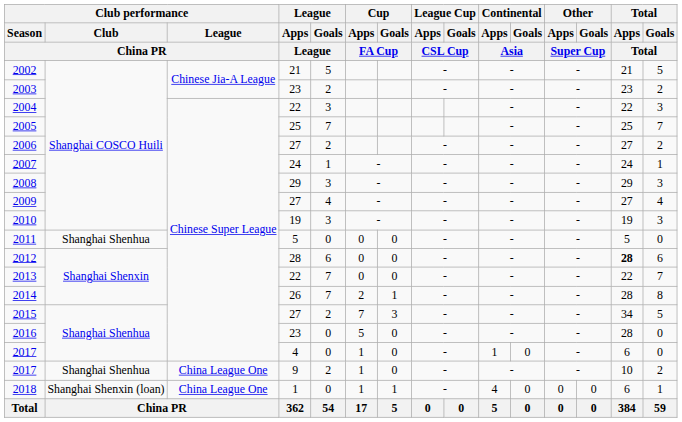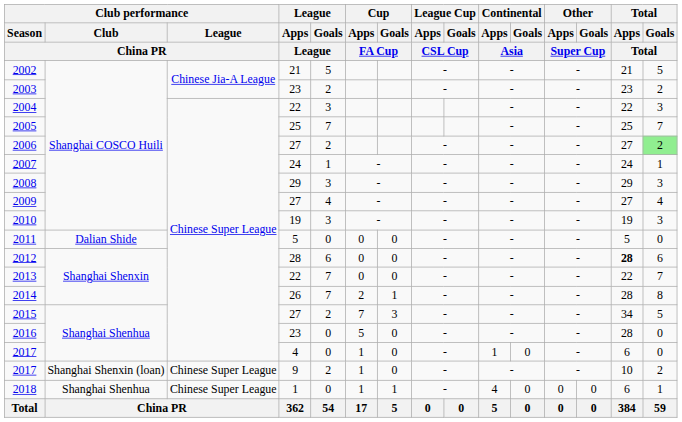(660, 145) no background -> (660, 145) lightgreen background
(106, 239) Shanghai Shenhua -> (106, 239) Dalian Shide
(106, 370) Shanghai Shenhua -> (106, 370) Shanghai Shenxin (loan)
(223, 370) China League One -> (223, 370) Chinese Super League
(106, 389) Shanghai Shenxin (loan) -> (106, 389) Shanghai Shenhua
(223, 389) China League One -> (223, 389) Chinese Super League
